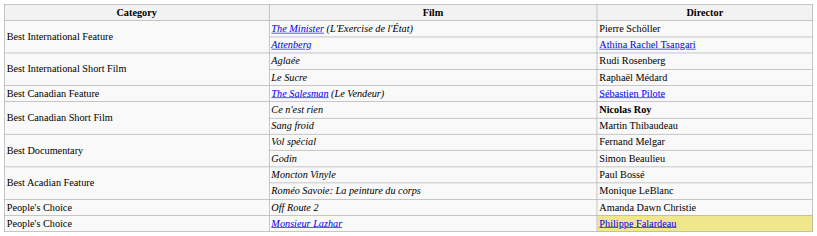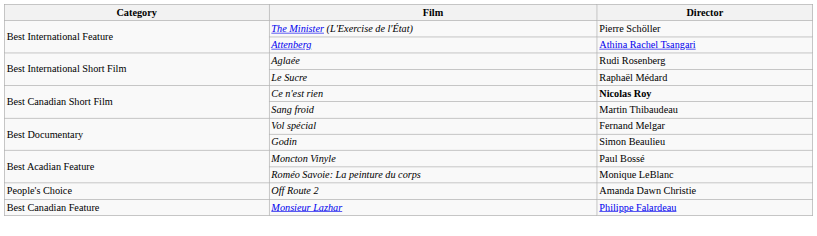- row: (328, 93)
(39, 223) People's Choice -> (53, 207) Best Canadian Feature
(638, 223) khaki background -> (638, 207) no background
